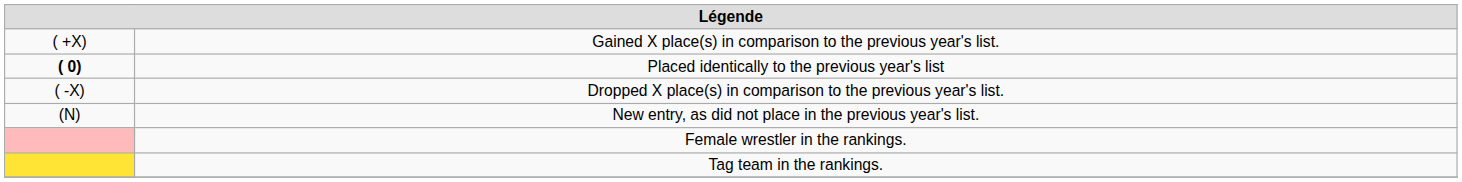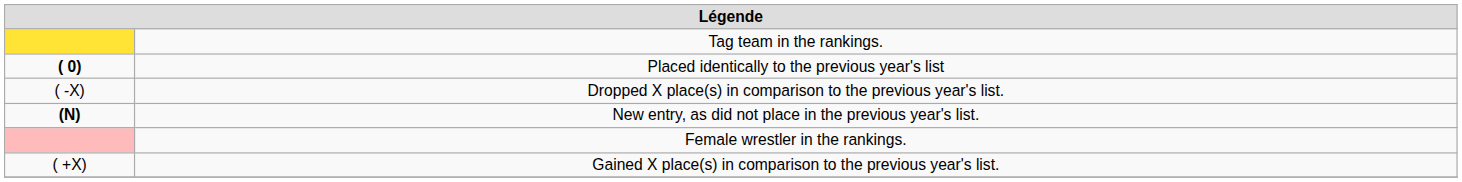rows swapped: (796, 41) <-> (796, 164)
(70, 115) normal -> (70, 115) bold
